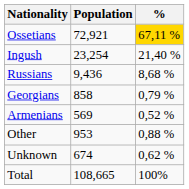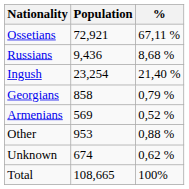(159, 34) gold background -> (159, 34) no background
rows swapped: (25, 54) <-> (30, 74)
